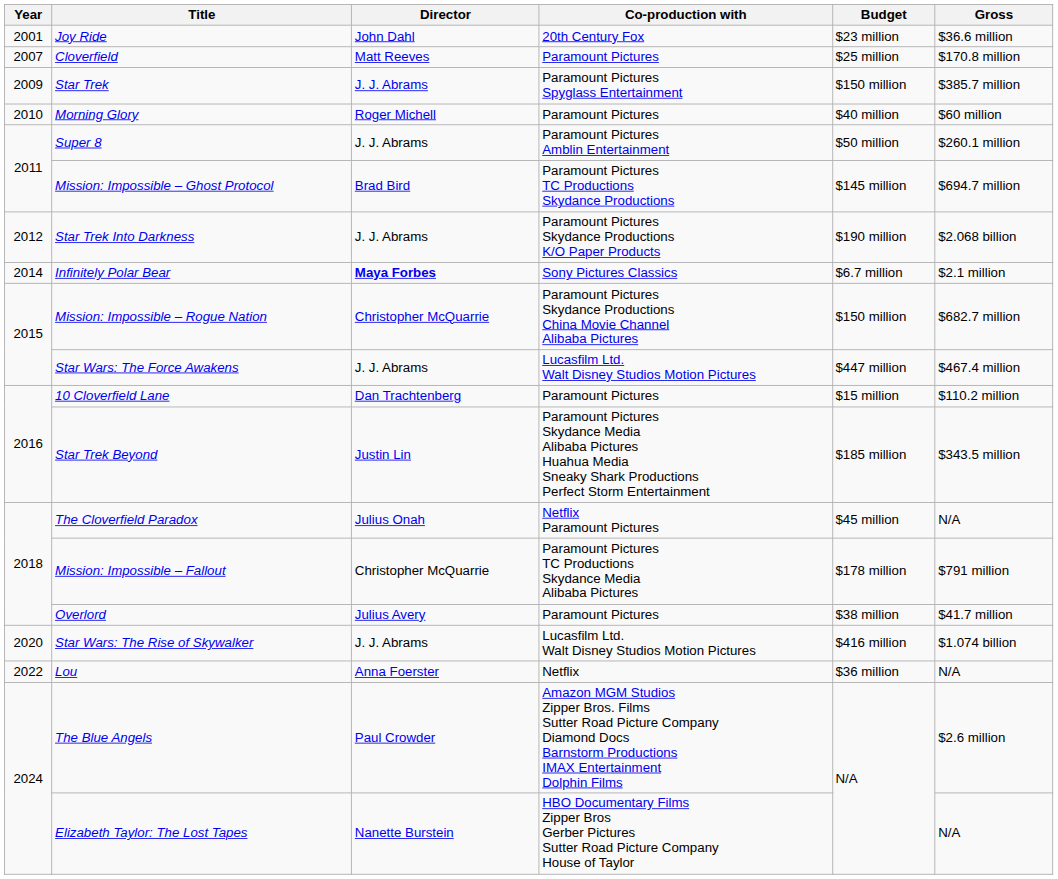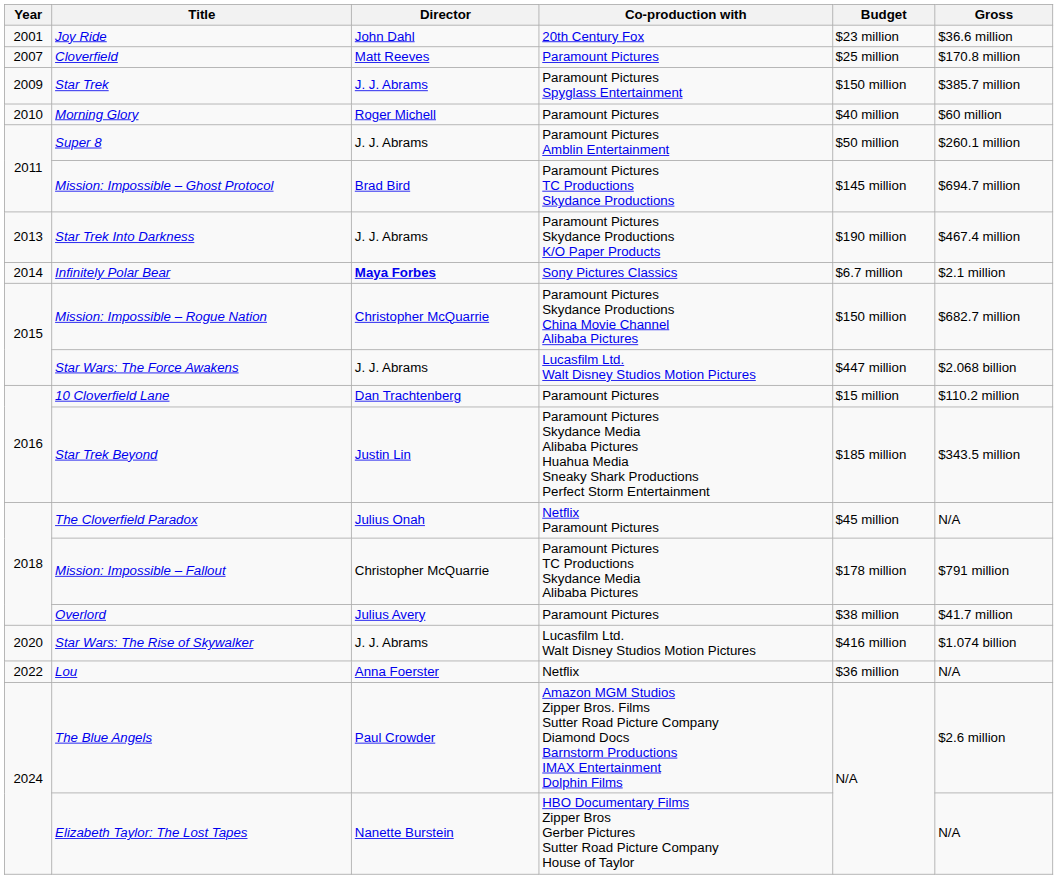(28, 237) 2012 -> (28, 237) 2013
(977, 237) $2.068 billion -> (979, 237) $467.4 million
(979, 367) $467.4 million -> (977, 367) $2.068 billion
